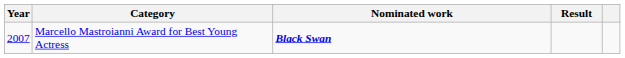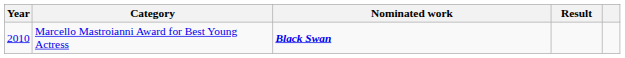(18, 37) 2007 -> (18, 37) 2010
